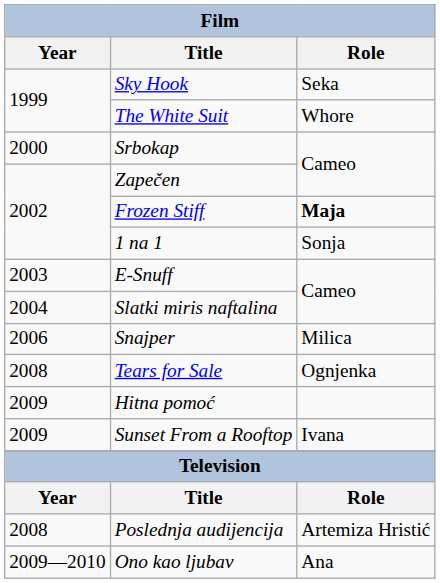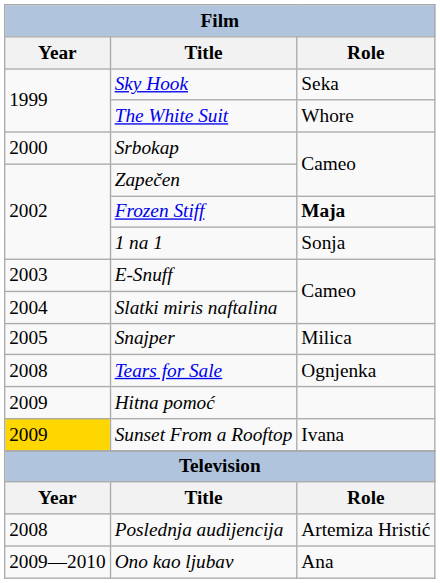(28, 339) 2006 -> (28, 339) 2005
(28, 434) no background -> (28, 434) gold background
